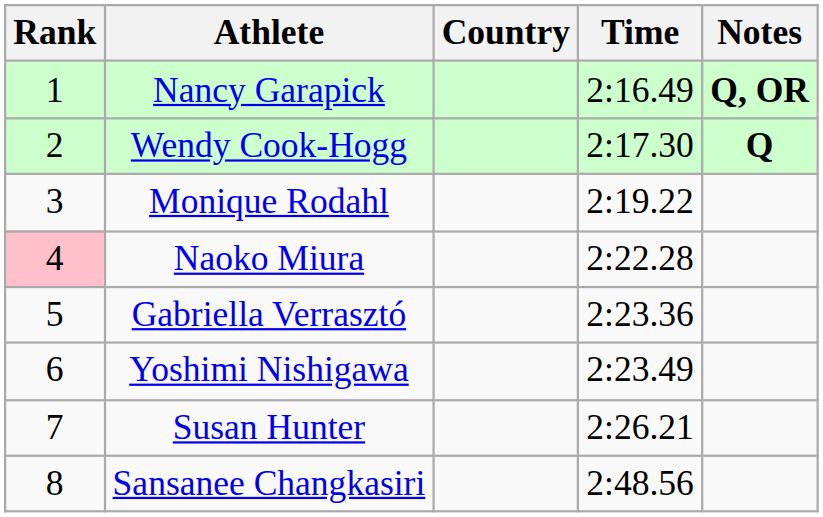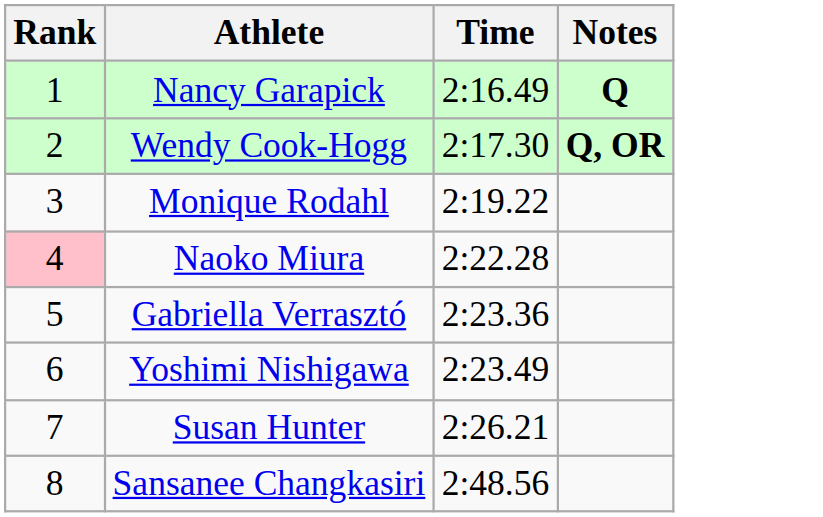- column: (506, 32)
(760, 88) Q, OR -> (615, 88) Q
(760, 145) Q -> (615, 145) Q, OR
